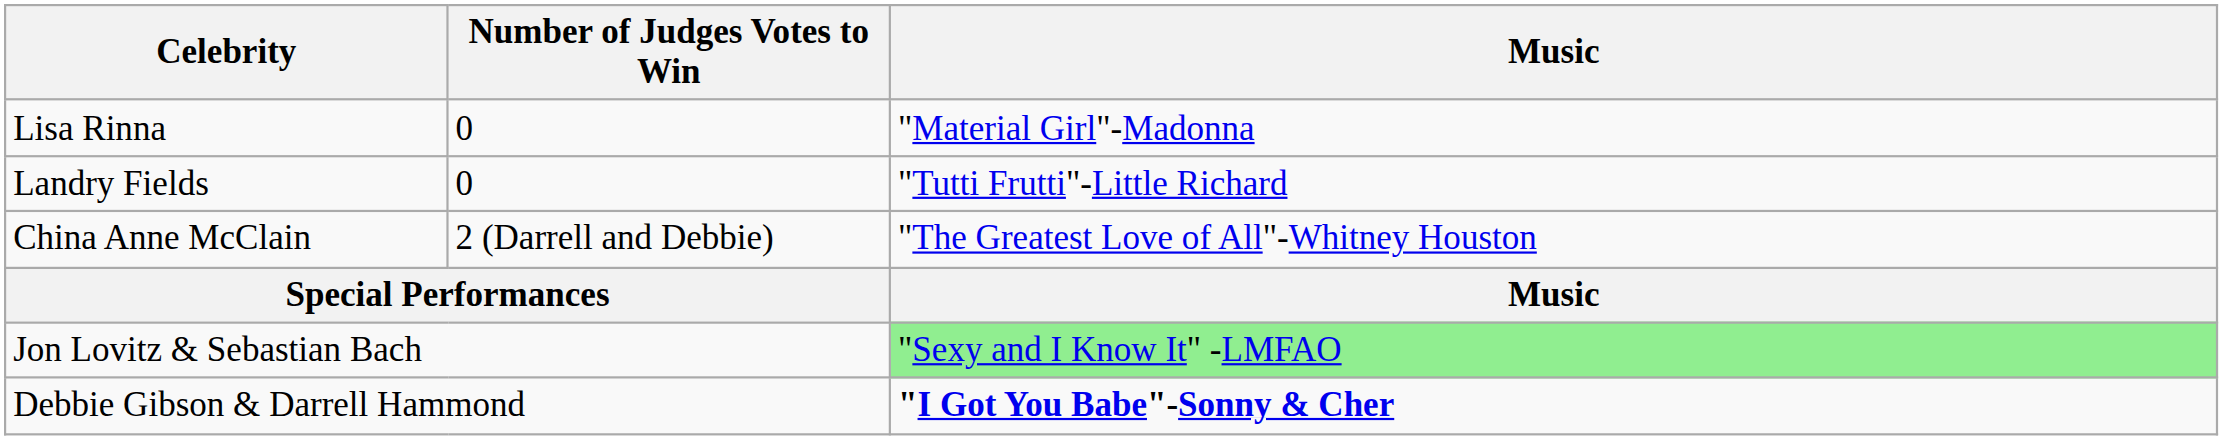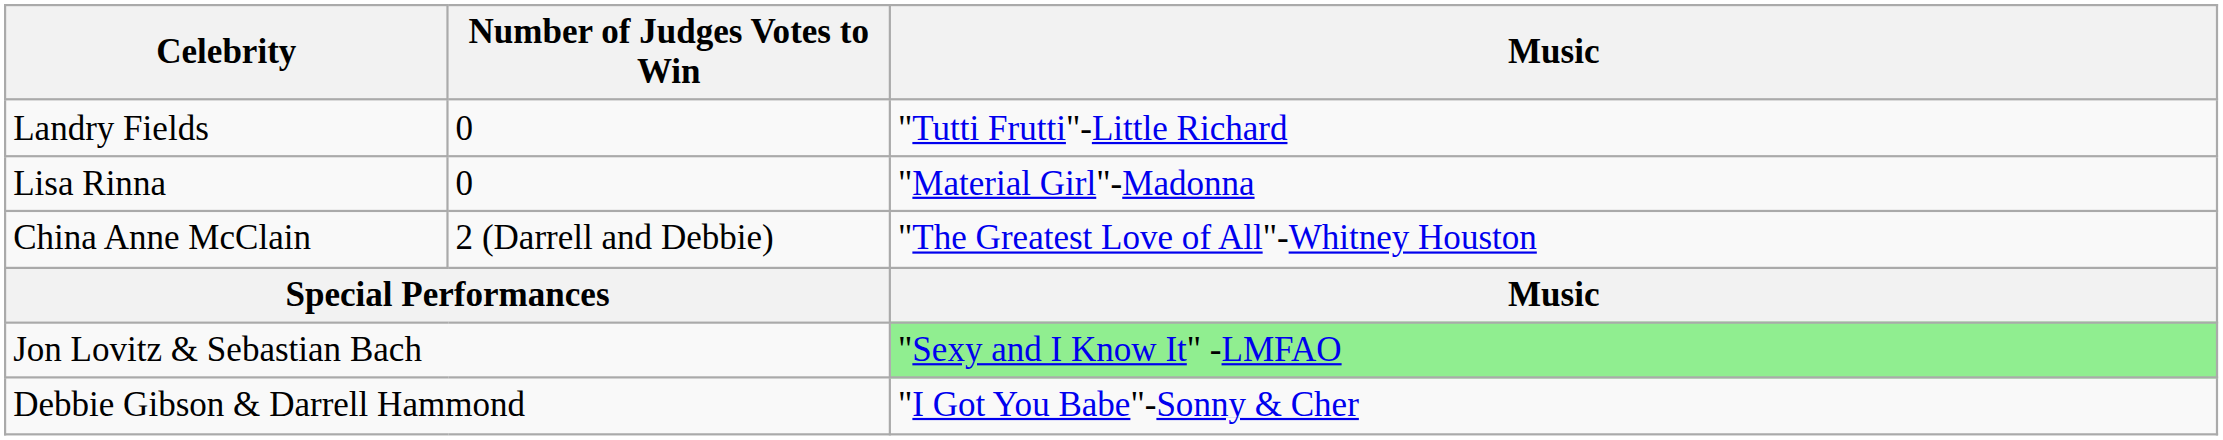rows swapped: (90, 127) <-> (111, 182)
(1146, 405) bold -> (1128, 405) normal
